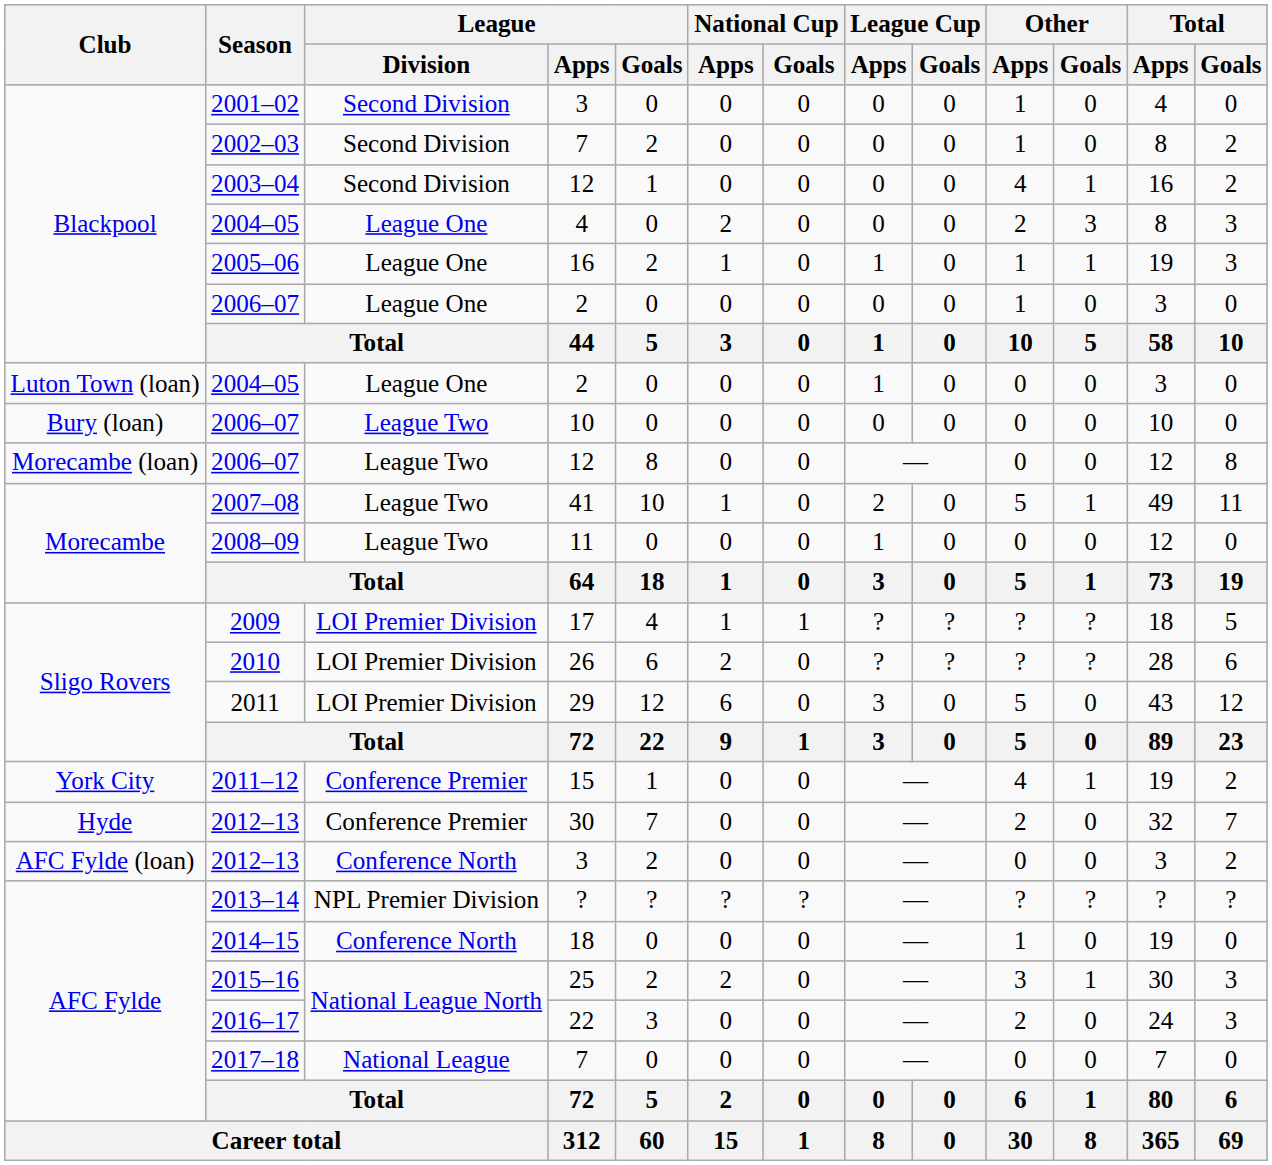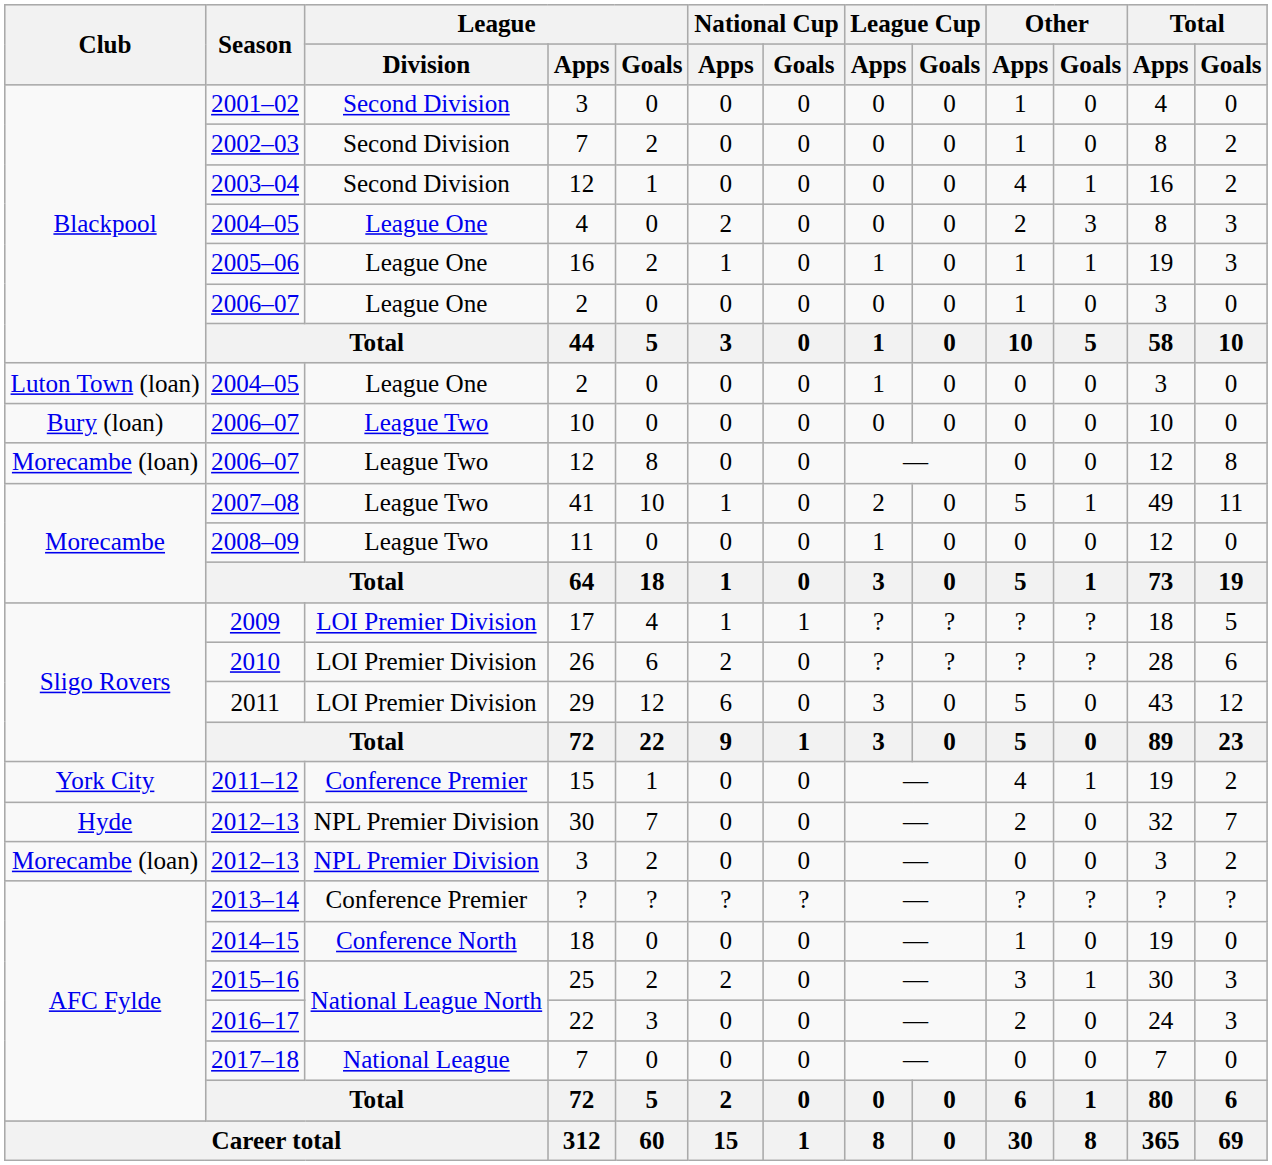(426, 821) Conference Premier -> (426, 821) NPL Premier Division
(105, 861) AFC Fylde (loan) -> (105, 861) Morecambe (loan)
(426, 861) Conference North -> (426, 861) NPL Premier Division
(426, 900) NPL Premier Division -> (426, 900) Conference Premier
